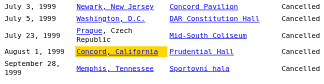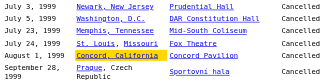(204, 7) Concord Pavilion -> (202, 7) Prudential Hall
(104, 35) Prague, Czech Republic -> (115, 31) Memphis, Tennessee
+ row: (32, 43)
(202, 52) Prudential Hall -> (204, 55) Concord Pavilion
(115, 68) Memphis, Tennessee -> (104, 72) Prague, Czech Republic
